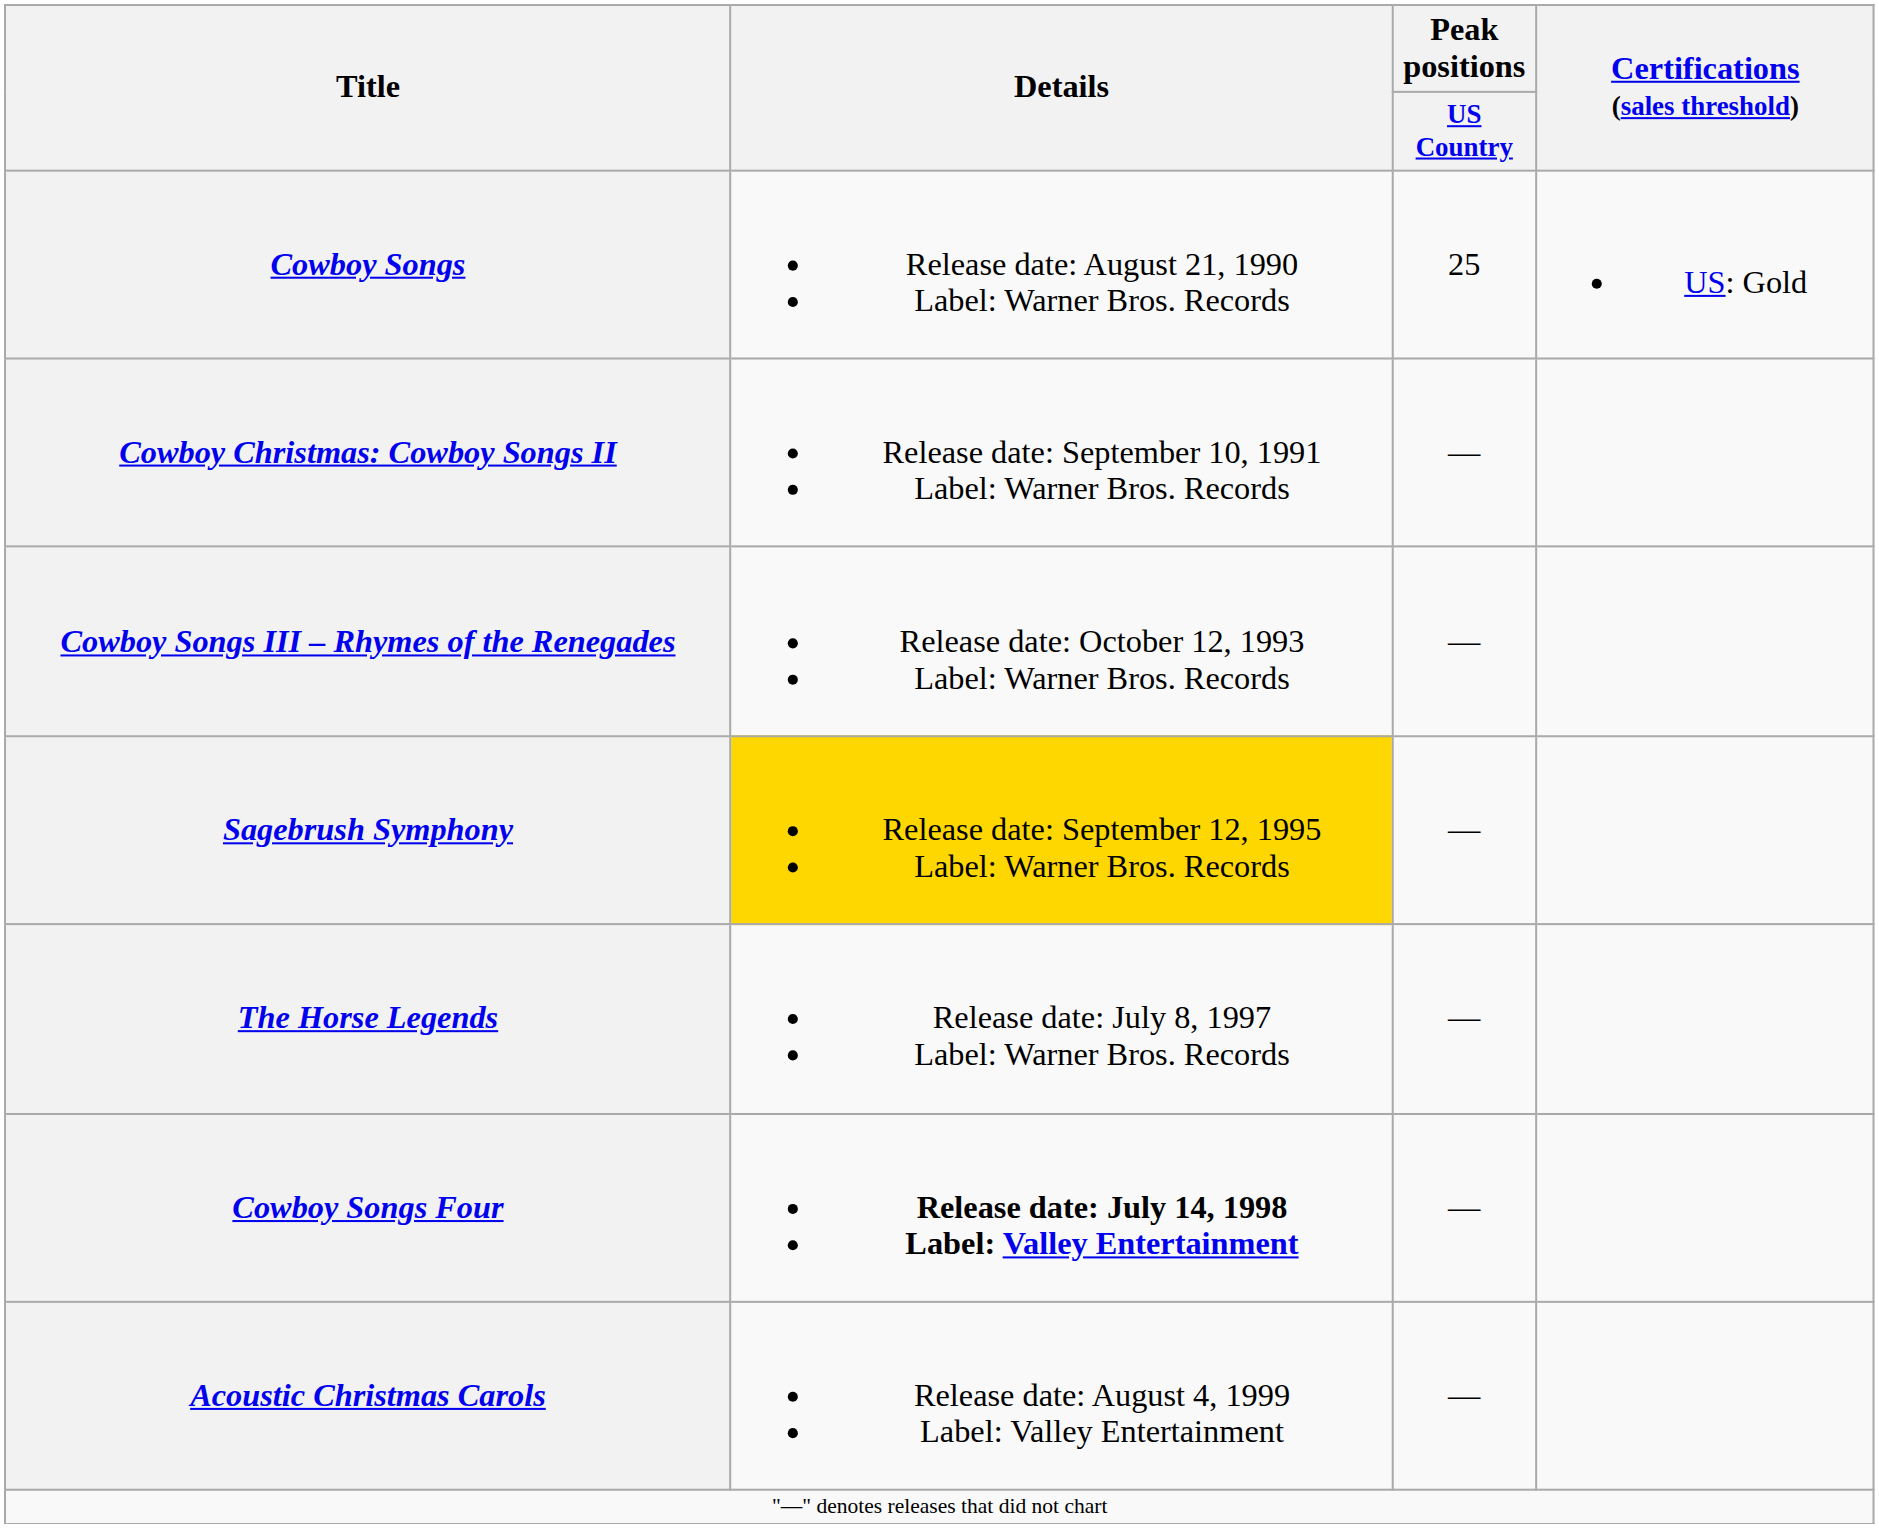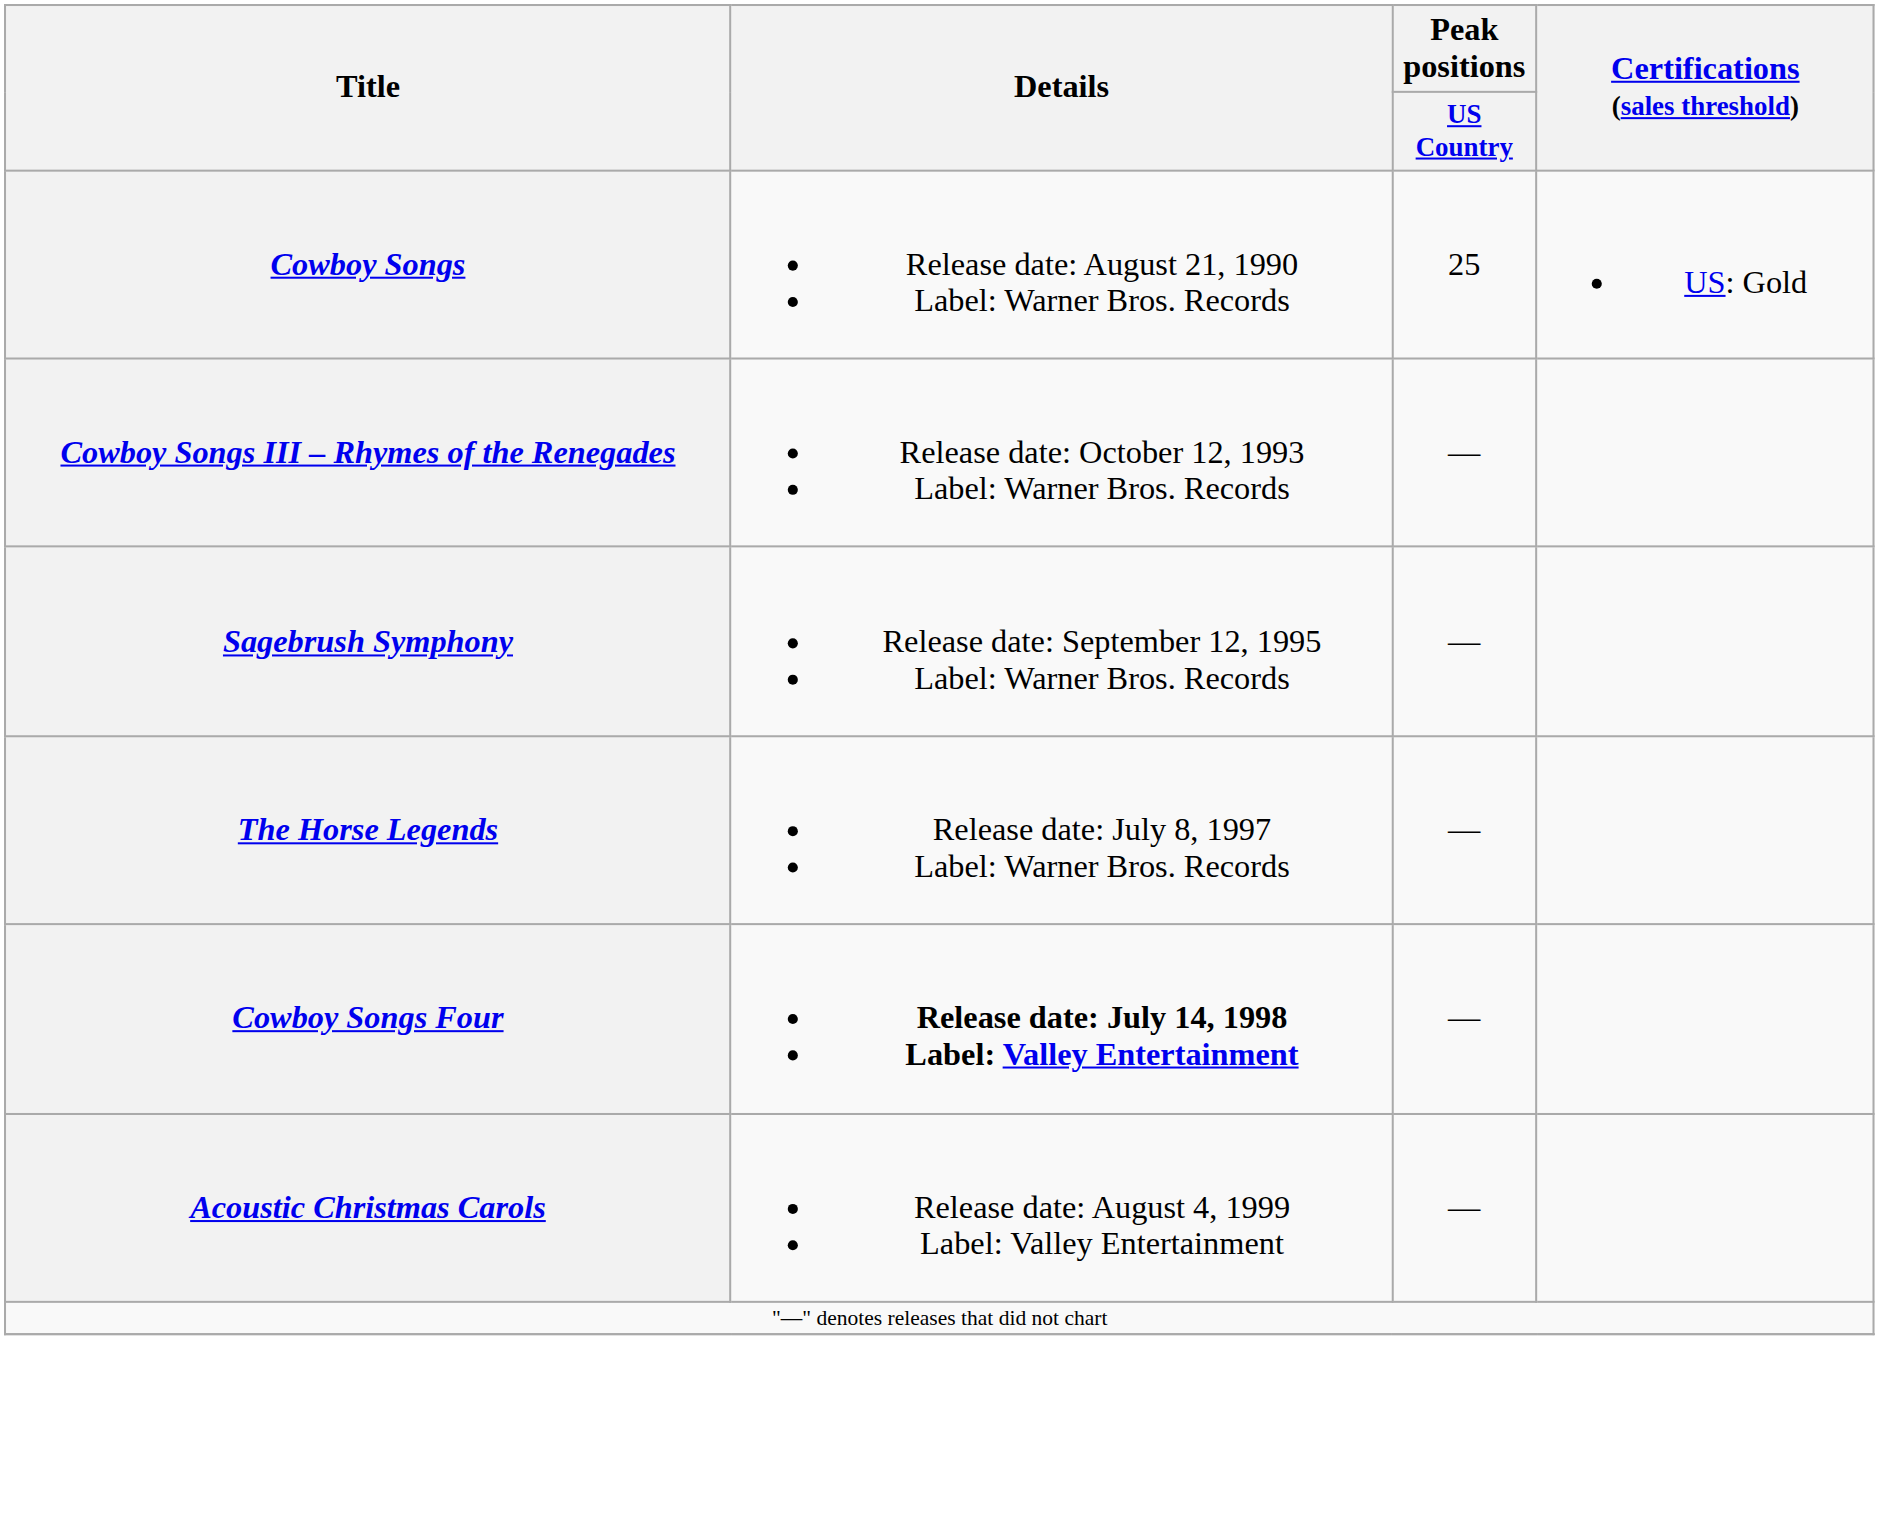- row: (368, 452)
(1062, 848) gold background -> (1062, 660) no background
